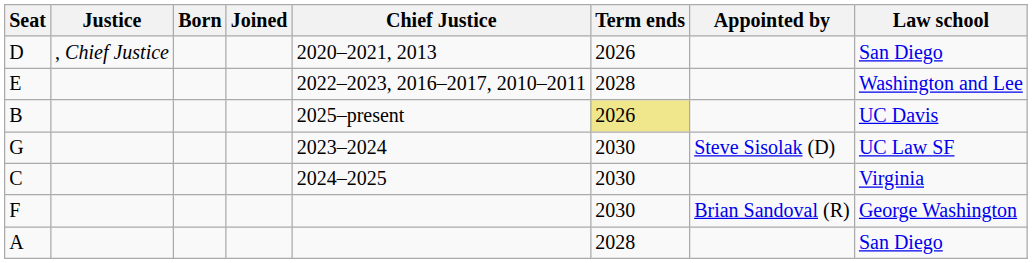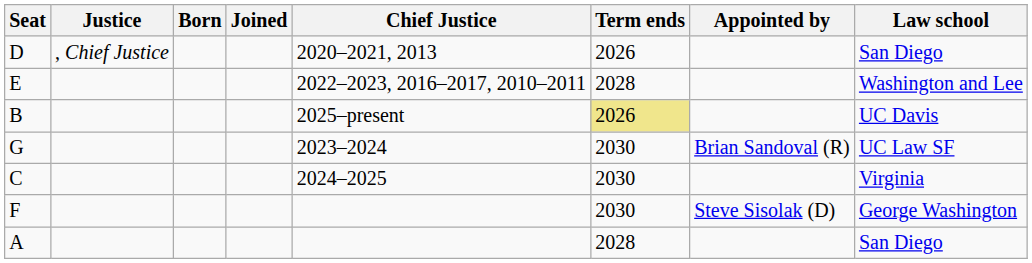(765, 147) Steve Sisolak (D) -> (772, 147) Brian Sandoval (R)
(772, 210) Brian Sandoval (R) -> (765, 210) Steve Sisolak (D)
